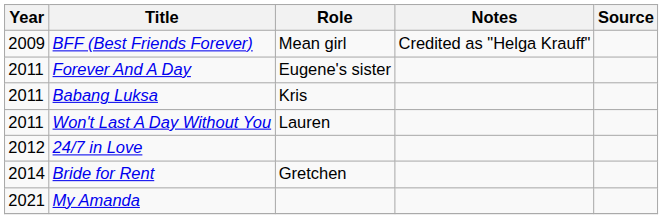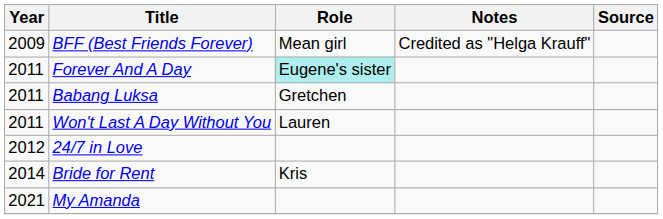(335, 69) no background -> (335, 69) paleturquoise background
(293, 95) Kris -> (313, 95) Gretchen
(313, 174) Gretchen -> (293, 174) Kris
